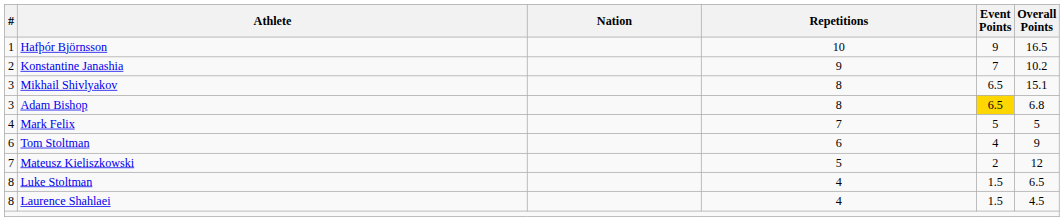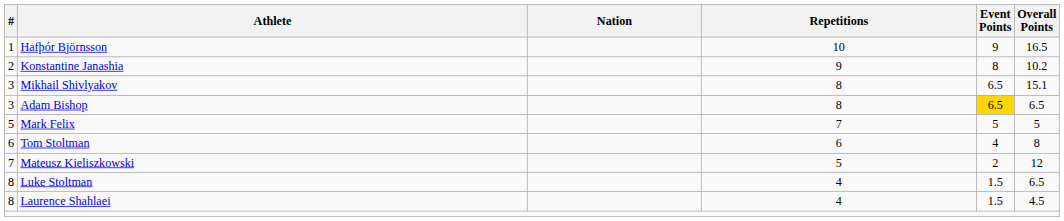(995, 66) 7 -> (995, 66) 8
(1037, 104) 6.8 -> (1037, 104) 6.5
(11, 124) 4 -> (11, 124) 5
(1037, 143) 9 -> (1037, 143) 8
